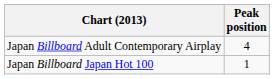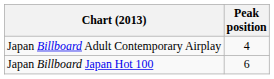(247, 64) 1 -> (247, 64) 6
